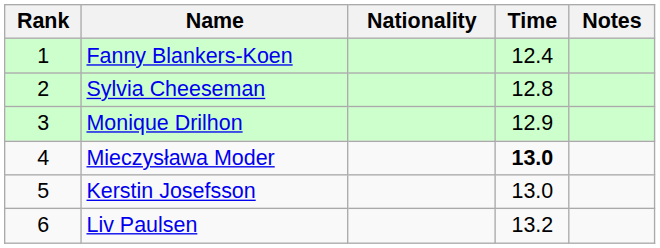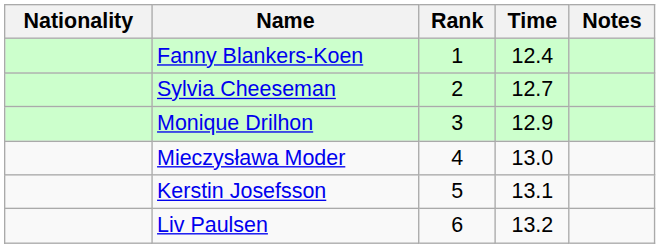columns swapped: (43, 21) <-> (422, 21)
(532, 89) 12.8 -> (532, 89) 12.7
(532, 157) bold -> (532, 157) normal
(532, 191) 13.0 -> (532, 191) 13.1
